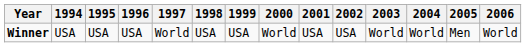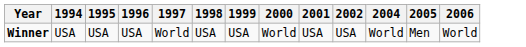- column: (386, 14)
